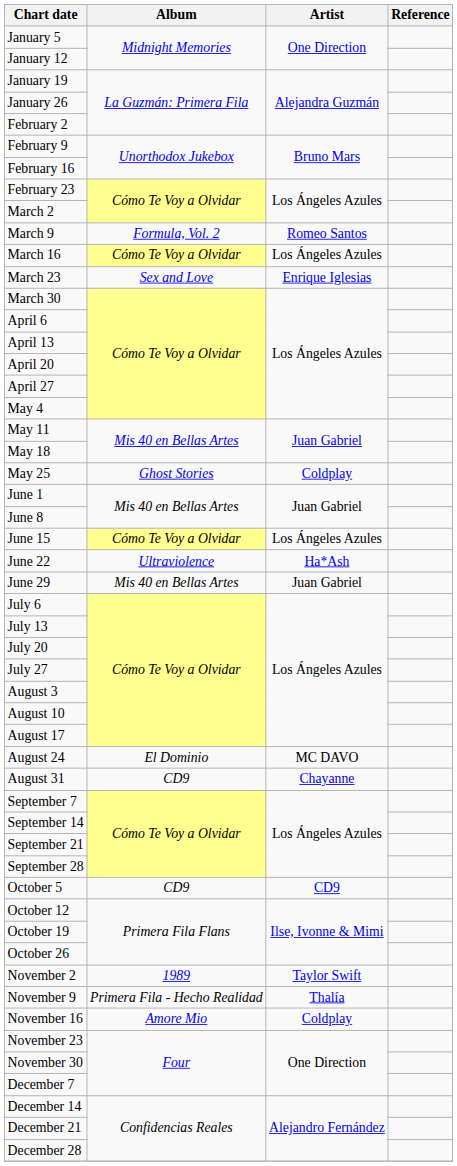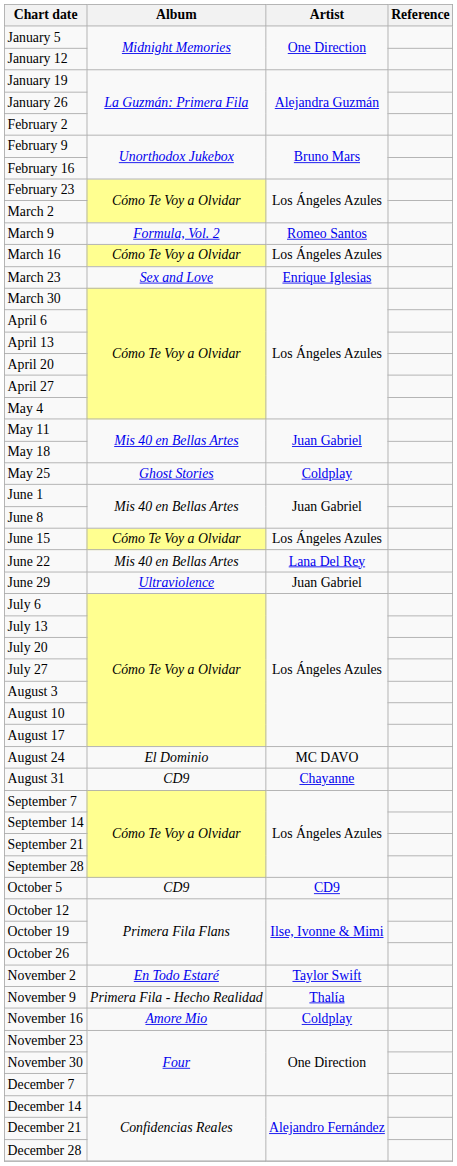(176, 560) Ultraviolence -> (176, 560) Mis 40 en Bellas Artes
(327, 560) Ha*Ash -> (327, 560) Lana Del Rey
(176, 582) Mis 40 en Bellas Artes -> (176, 582) Ultraviolence
(176, 975) 1989 -> (176, 975) En Todo Estaré
